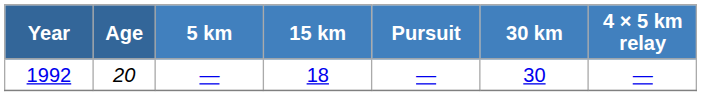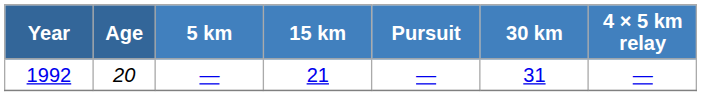(318, 75) 18 -> (318, 75) 21
(534, 75) 30 -> (534, 75) 31
